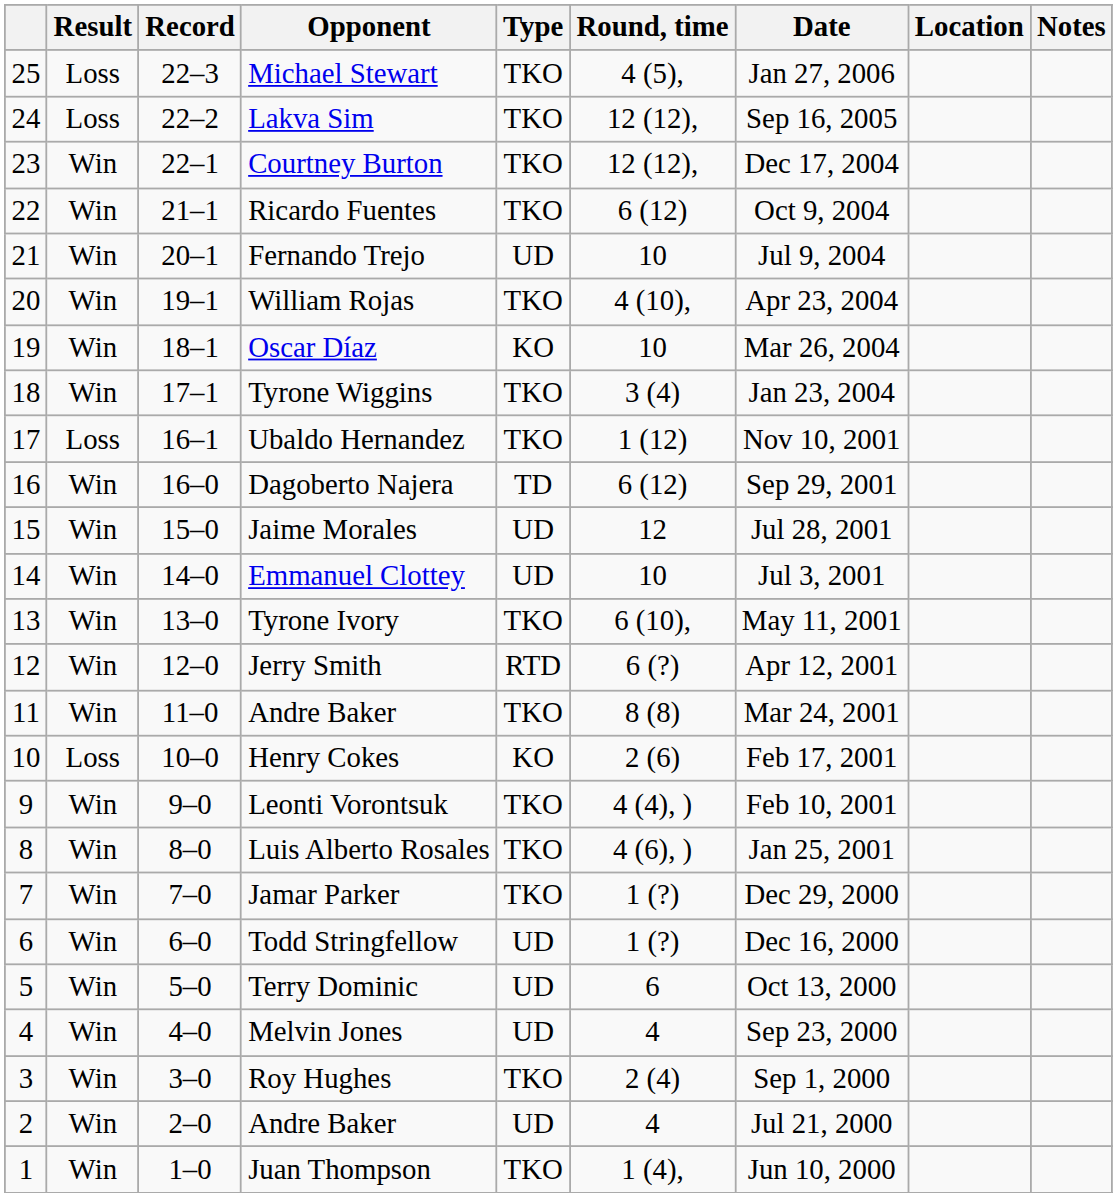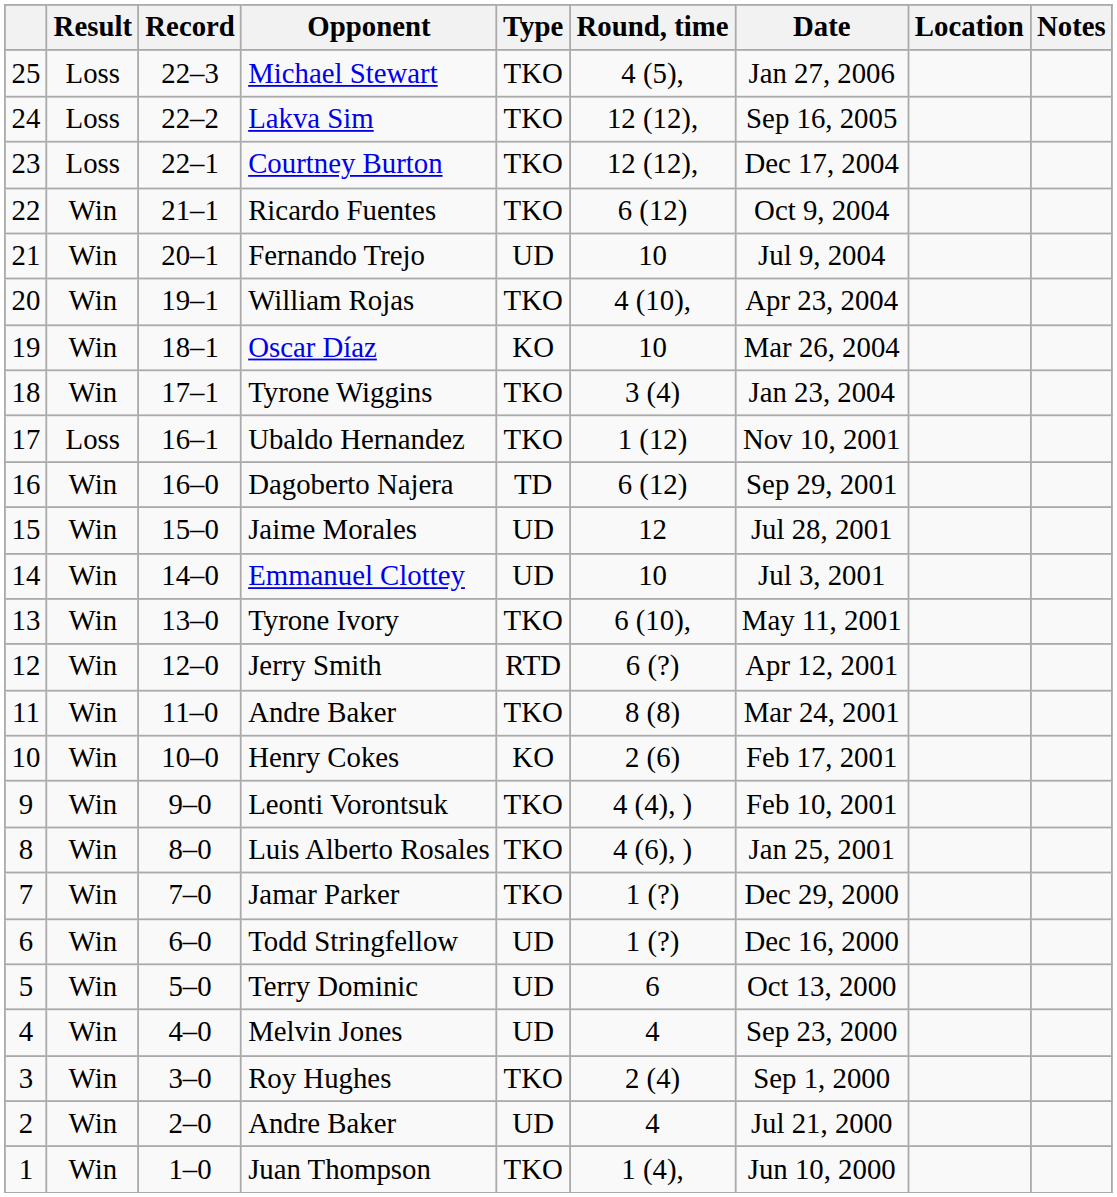(93, 164) Win -> (93, 164) Loss
(93, 758) Loss -> (93, 758) Win
